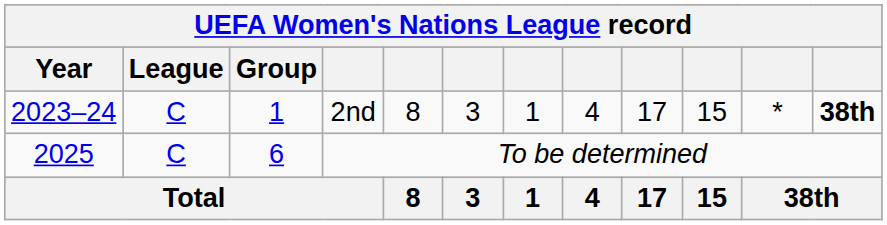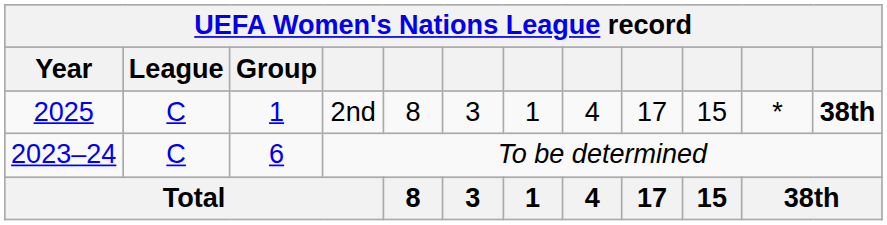(64, 111) 2023–24 -> (64, 111) 2025
(64, 154) 2025 -> (64, 154) 2023–24
